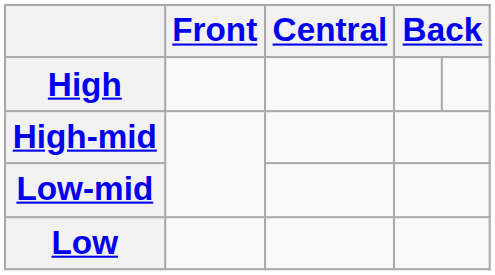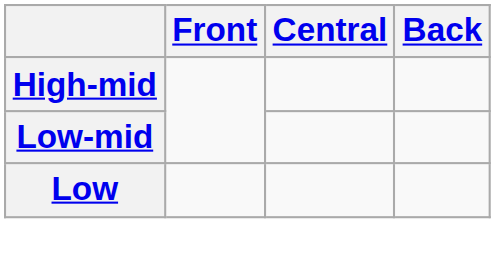- row: (85, 83)
